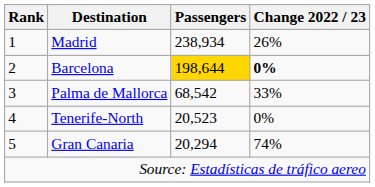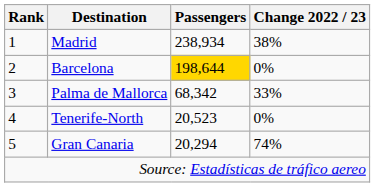(268, 42) 26% -> (268, 42) 38%
(265, 67) bold -> (264, 67) normal
(196, 92) 68,542 -> (196, 92) 68,342
